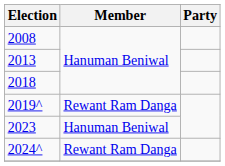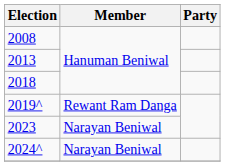(116, 127) Hanuman Beniwal -> (113, 127) Narayan Beniwal
(120, 149) Rewant Ram Danga -> (113, 149) Narayan Beniwal
